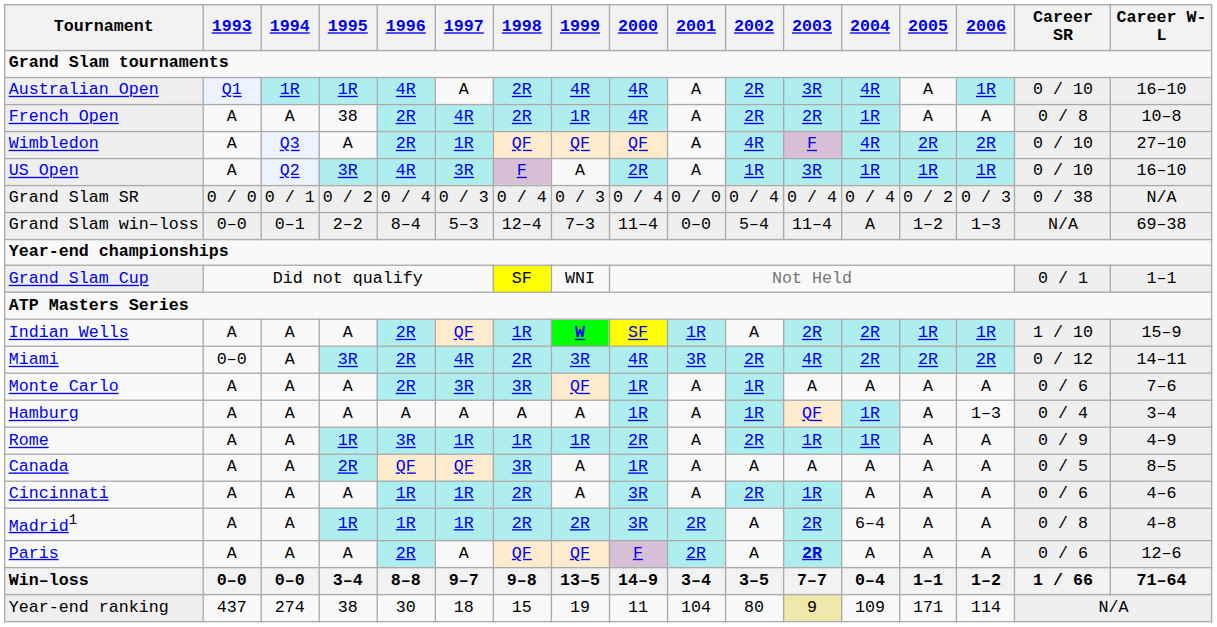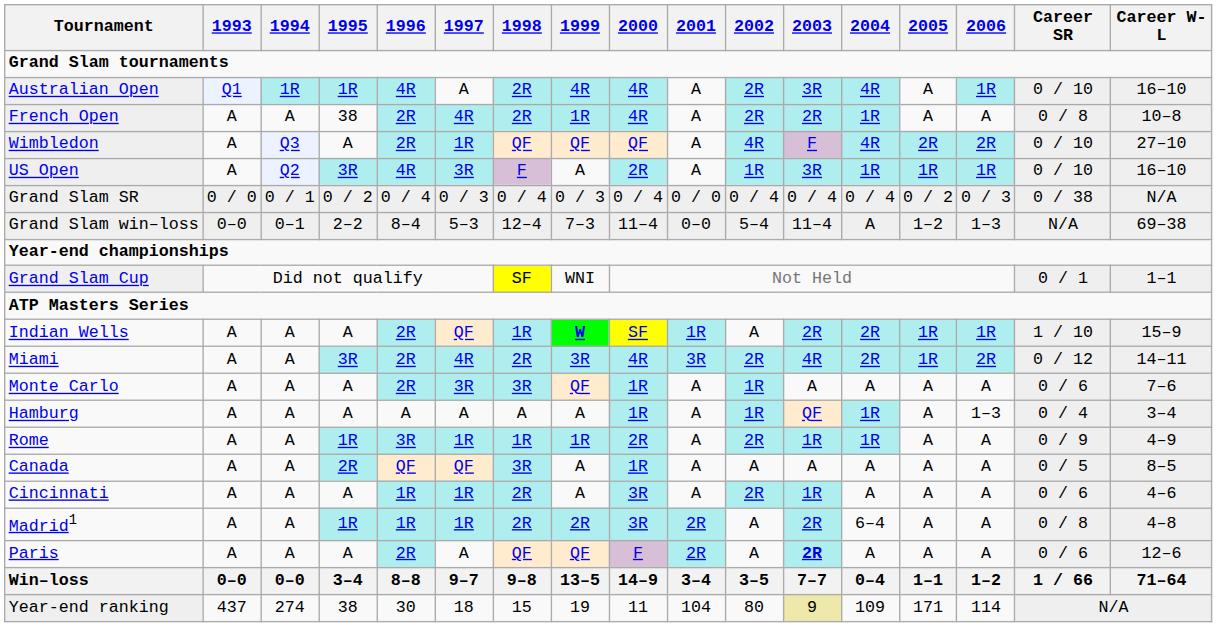(232, 360) 0–0 -> (232, 360) A
(928, 360) 2R -> (928, 360) 1R
